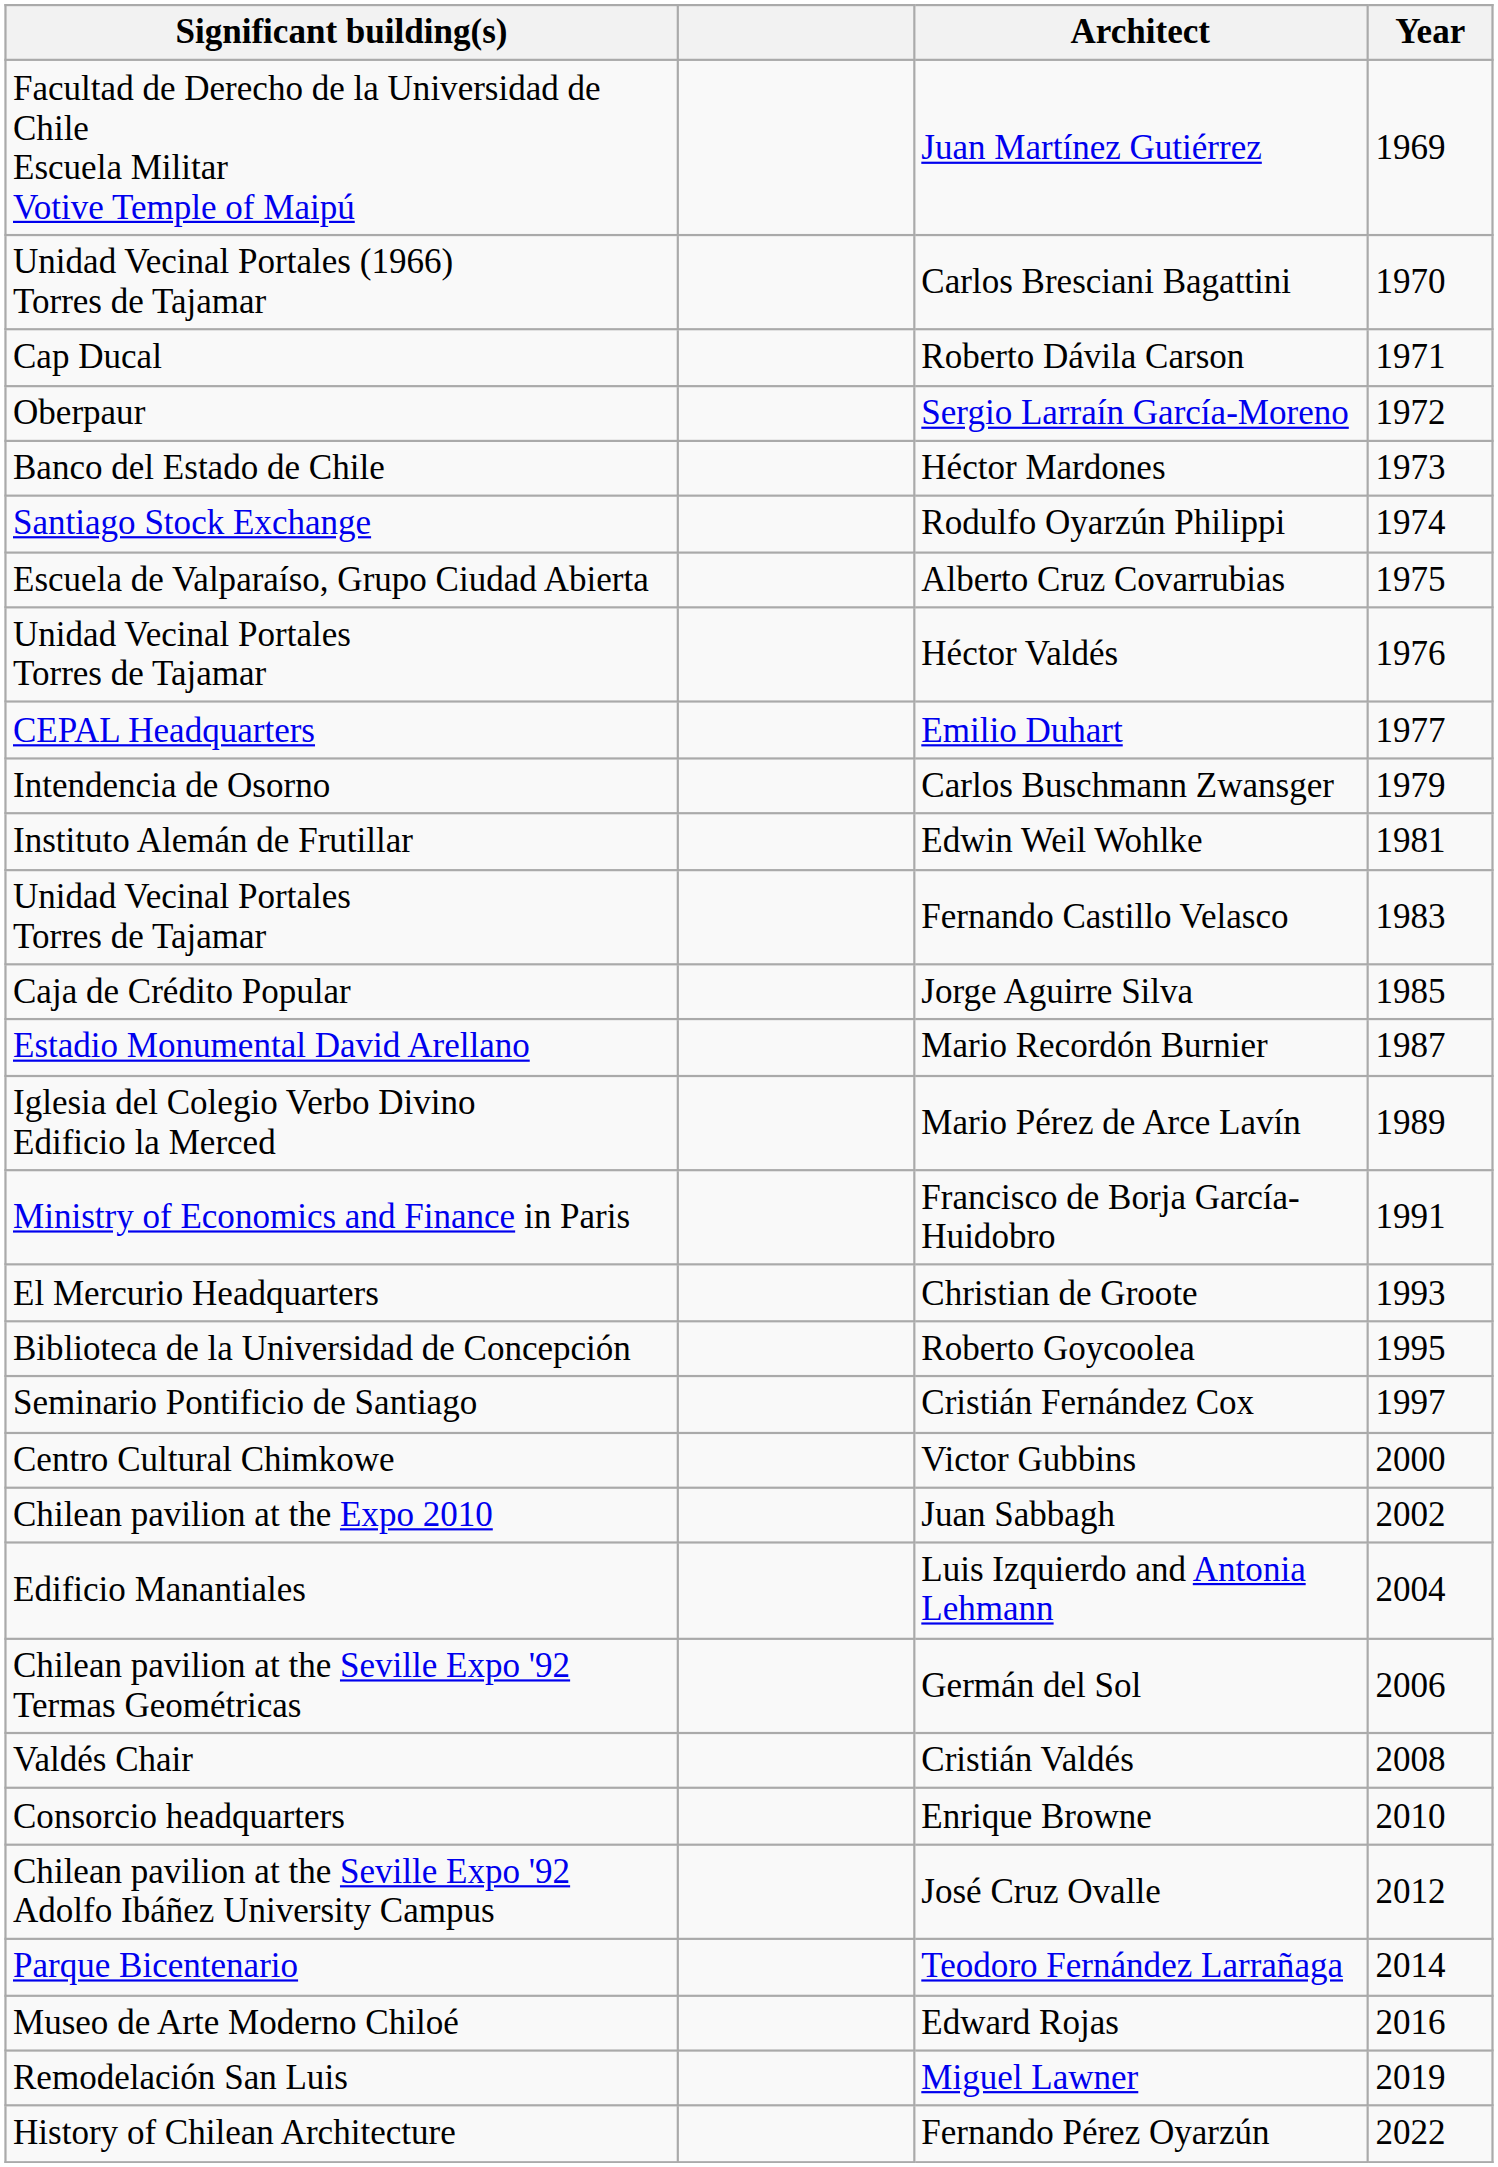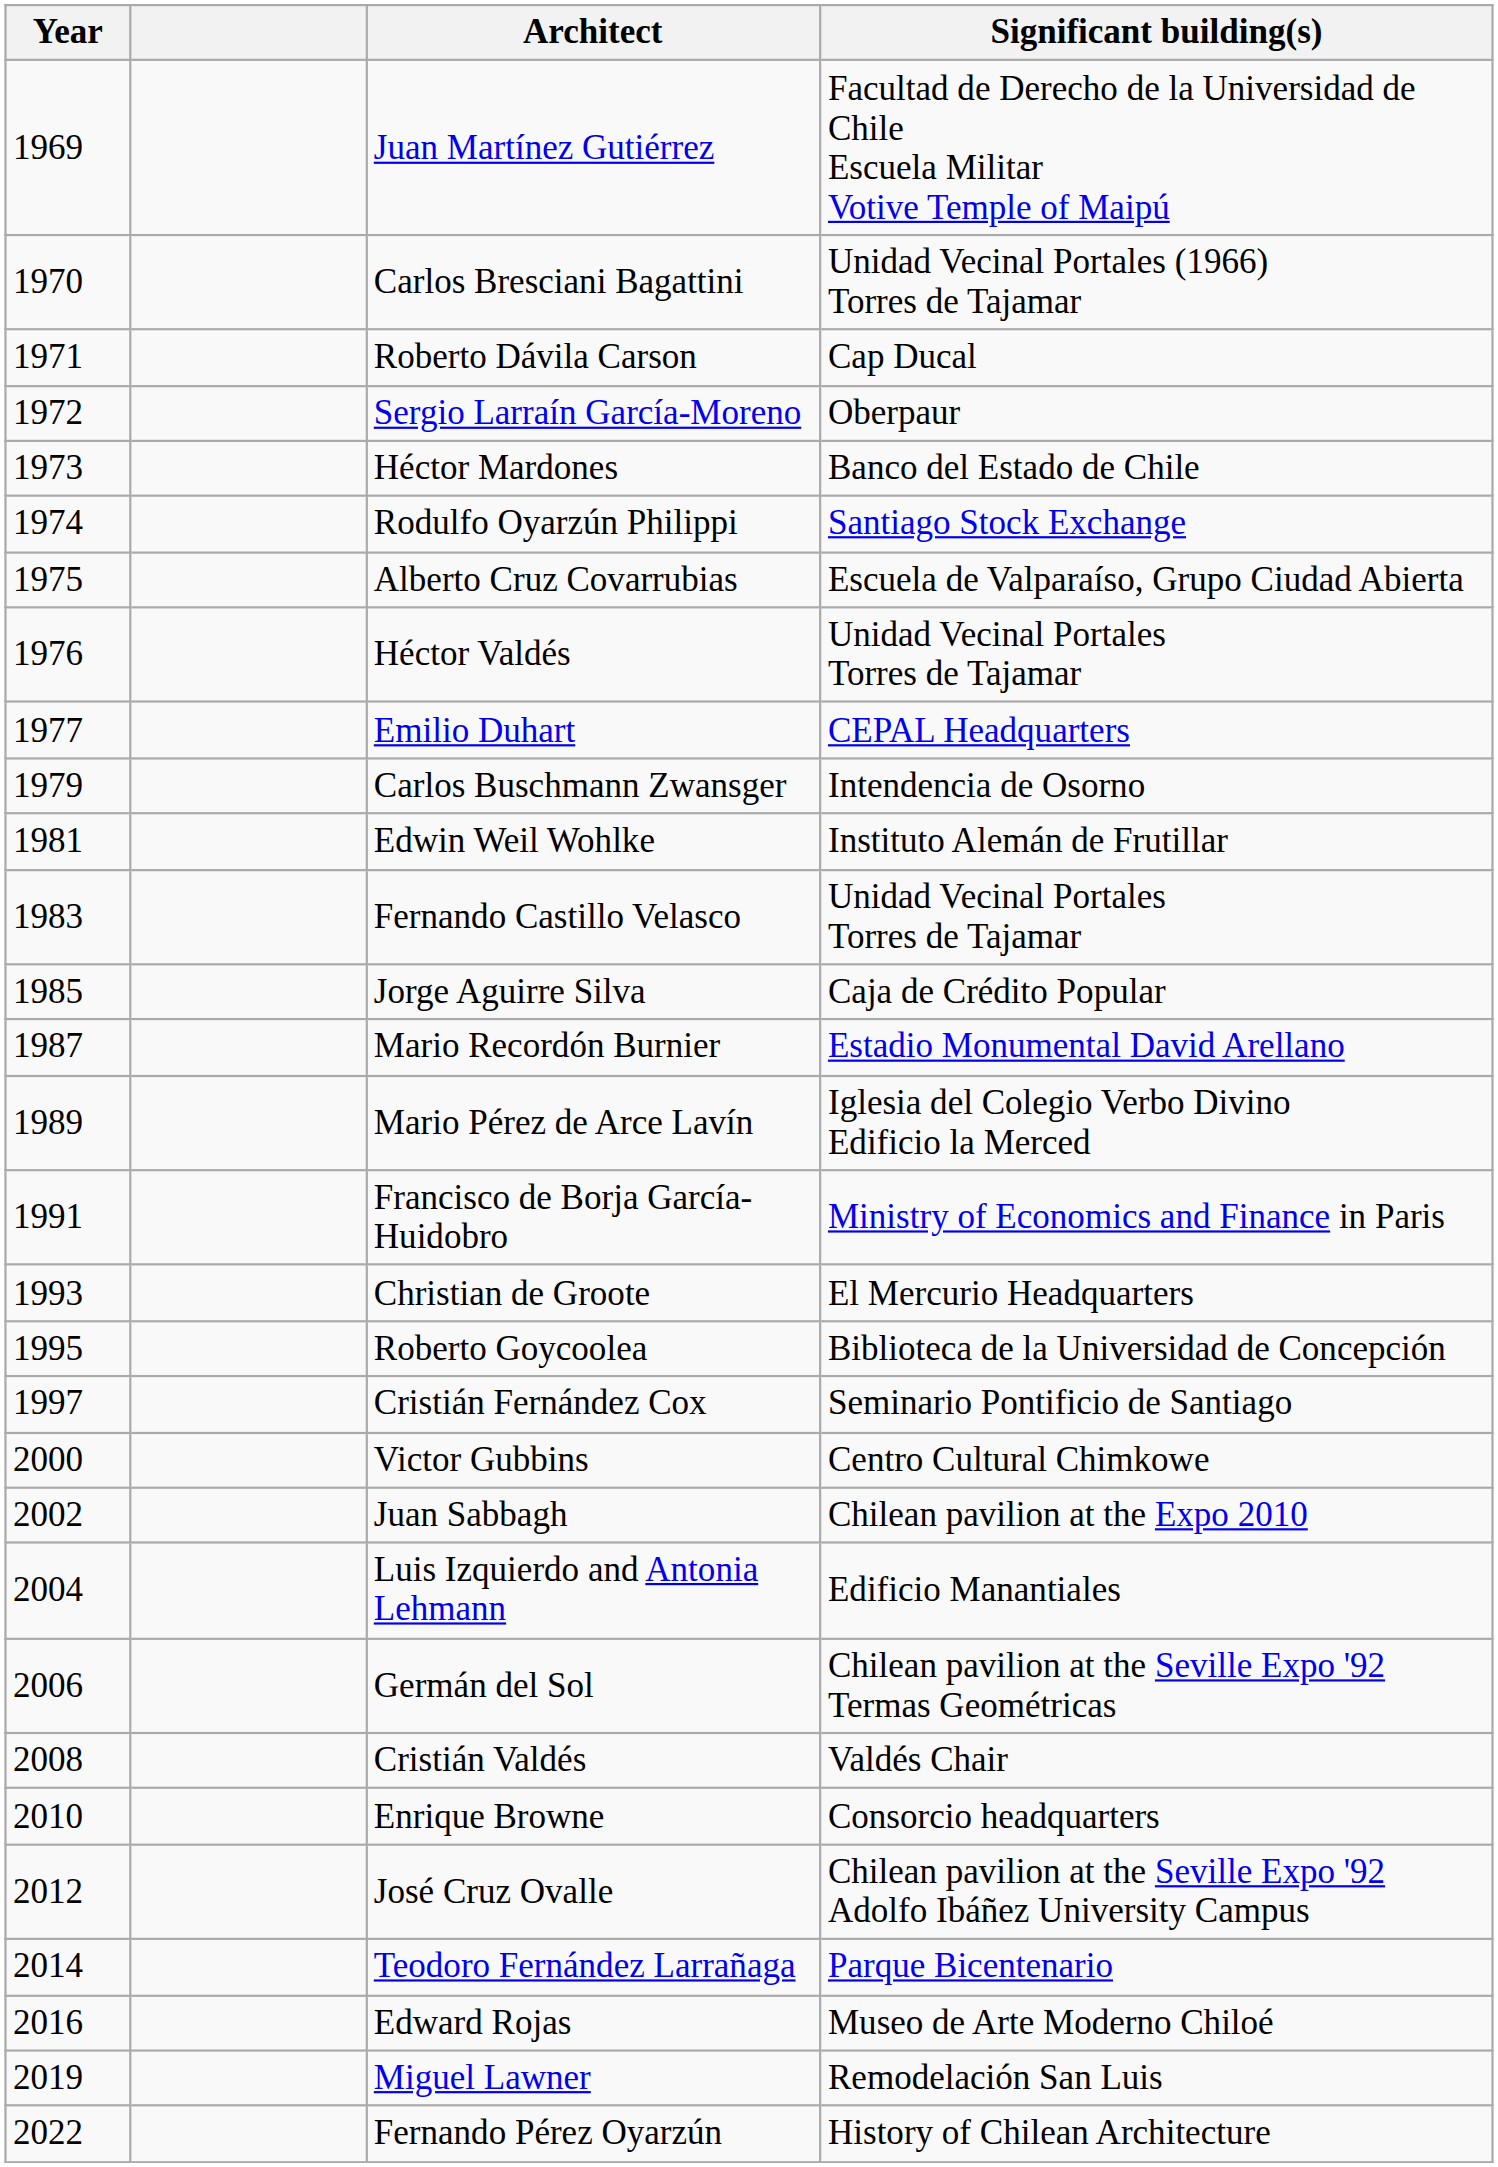columns swapped: (1430, 32) <-> (341, 32)
